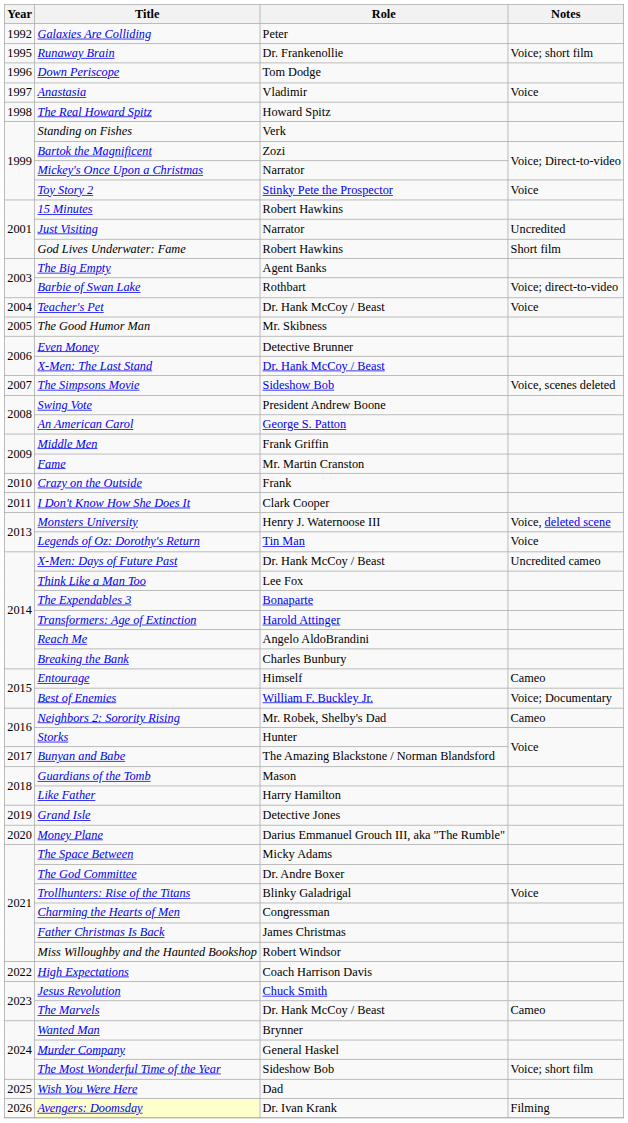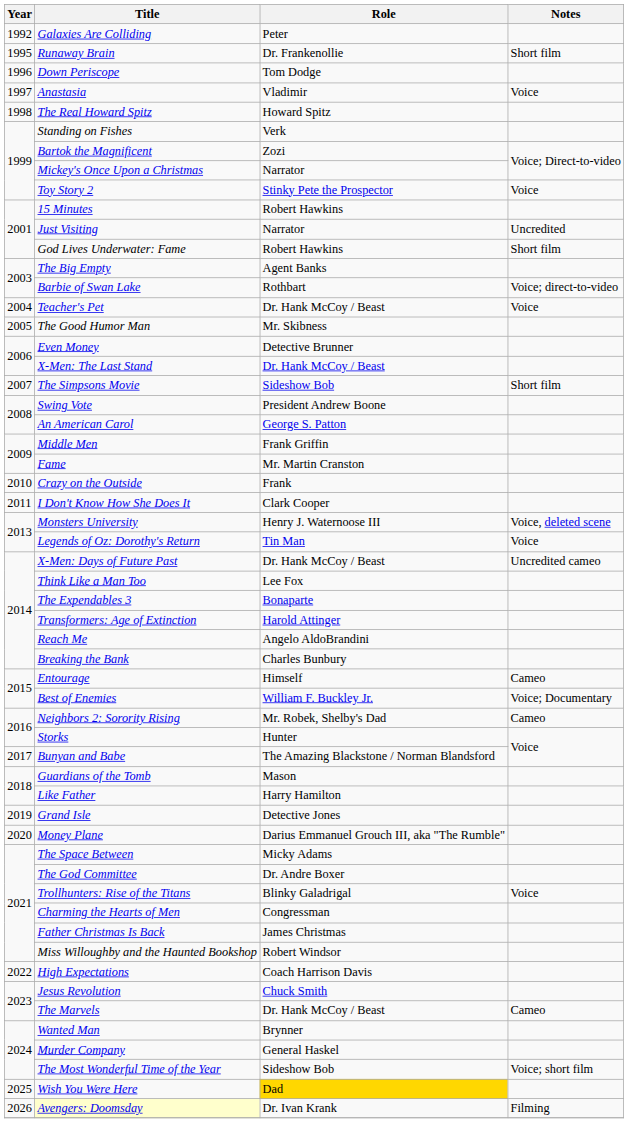(552, 53) Voice; short film -> (536, 53) Short film
(563, 385) Voice, scenes deleted -> (536, 385) Short film
(273, 1088) no background -> (273, 1088) gold background
